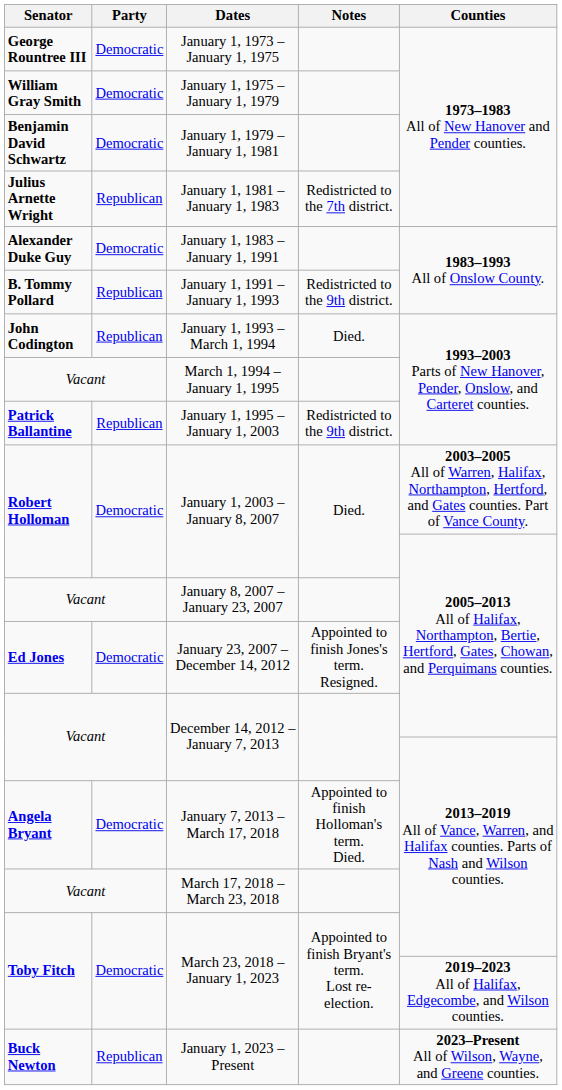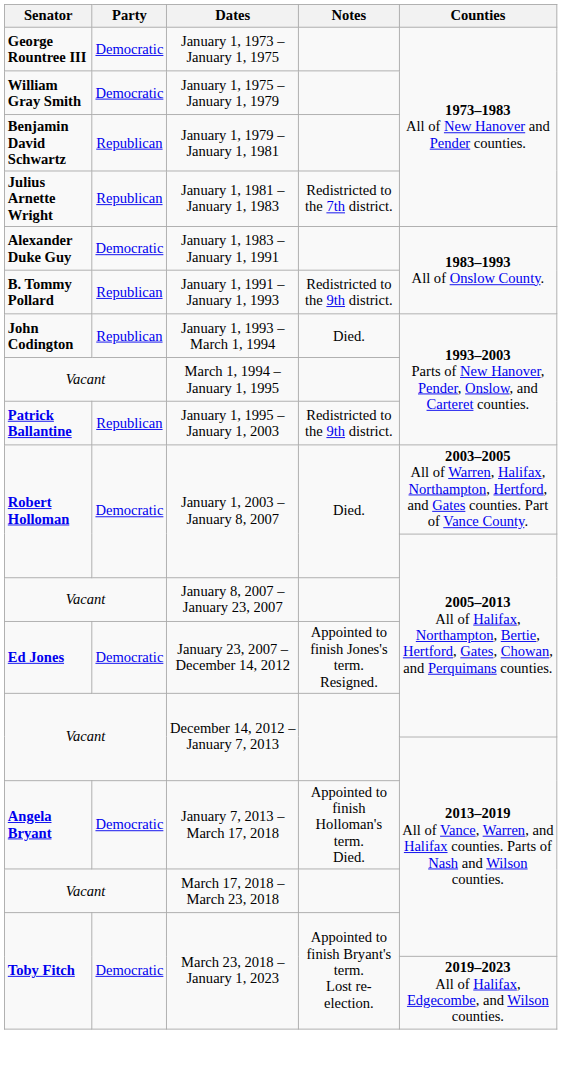(129, 142) Democratic -> (129, 142) Republican
- row: (32, 1056)
